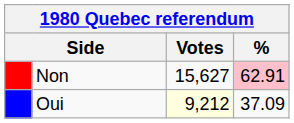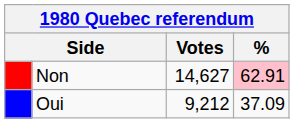(202, 76) 15,627 -> (202, 76) 14,627
(207, 104) lightyellow background -> (207, 104) no background
